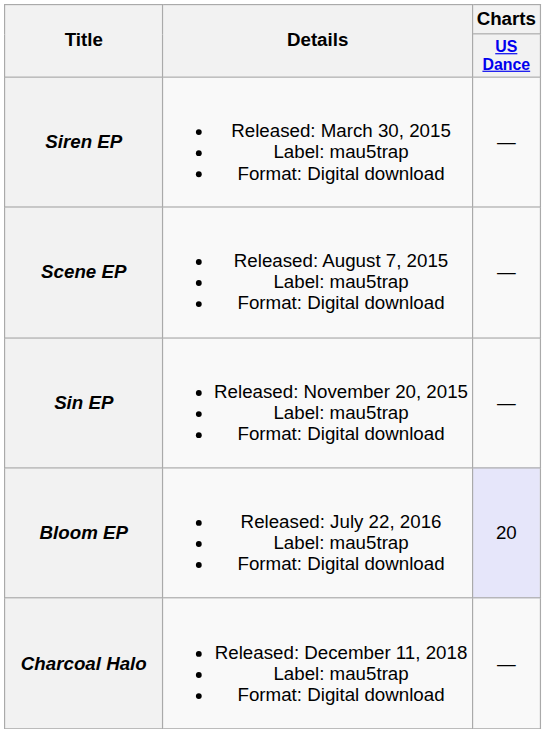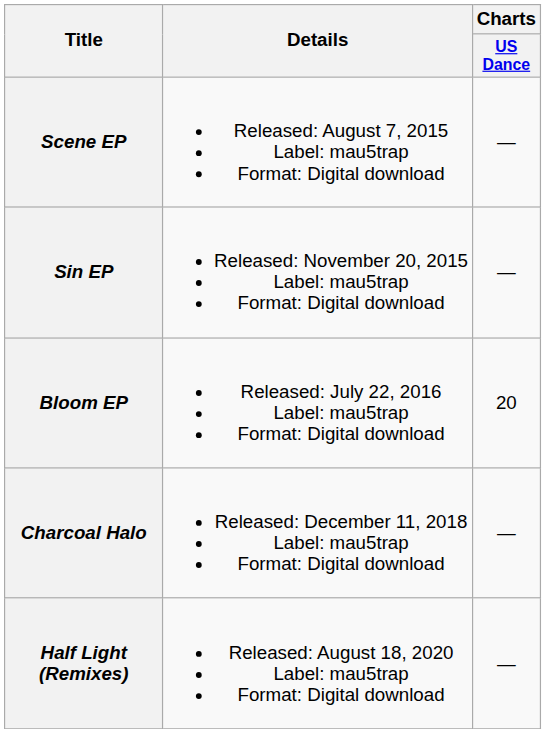- row: (84, 141)
(506, 532) lavender background -> (506, 402) no background
+ row: (84, 663)
